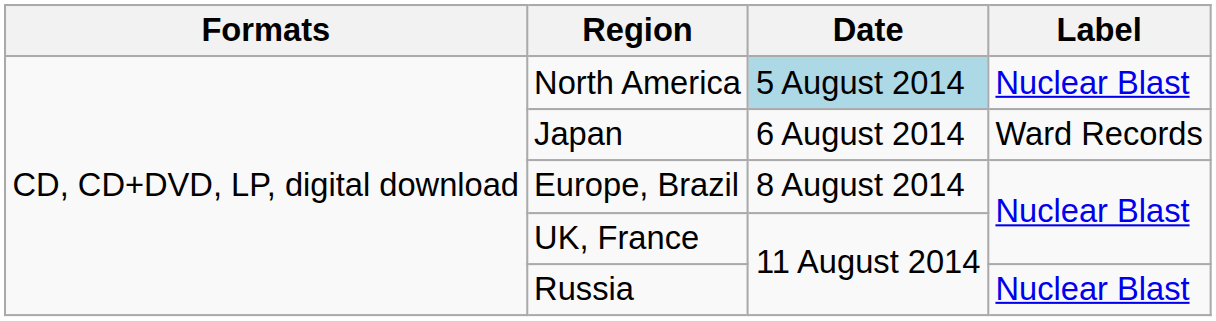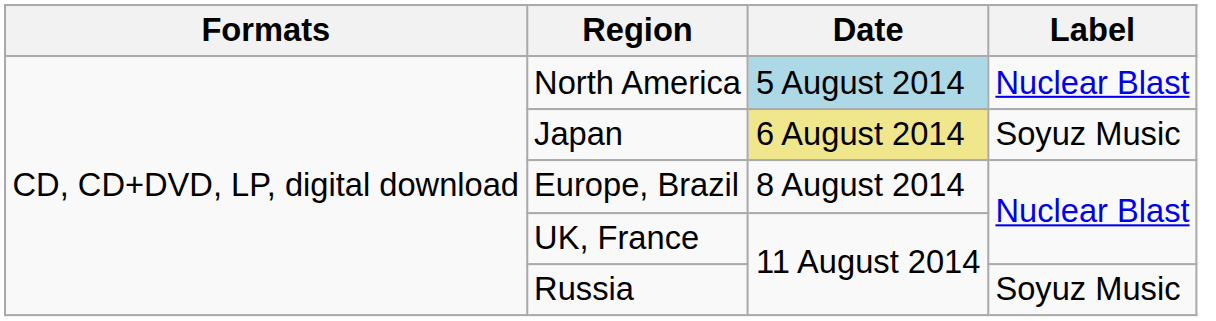(860, 133) no background -> (860, 133) khaki background
(1099, 133) Ward Records -> (1088, 133) Soyuz Music
(1092, 289) Nuclear Blast -> (1088, 289) Soyuz Music
